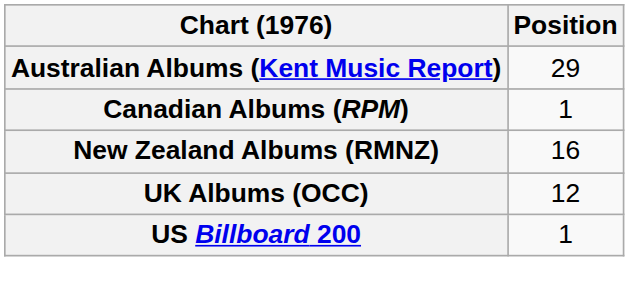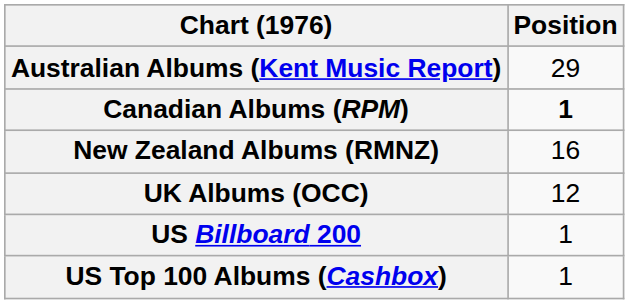(566, 109) normal -> (566, 109) bold
+ row: (256, 276)
